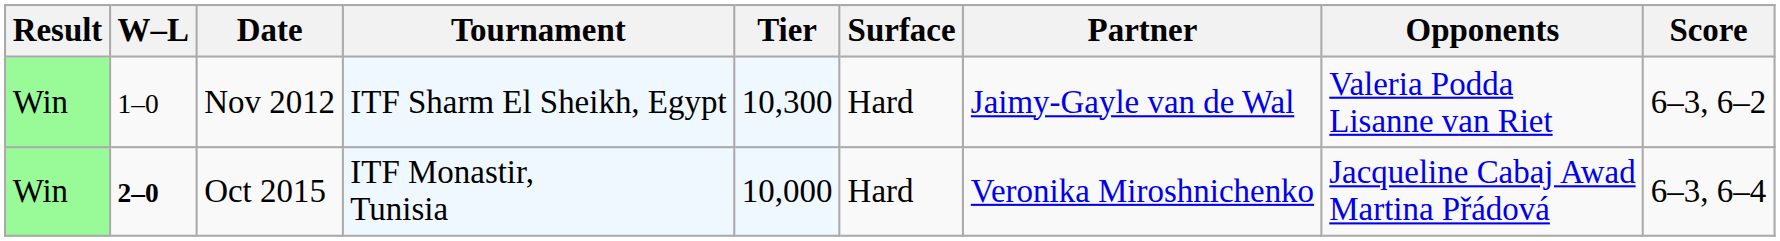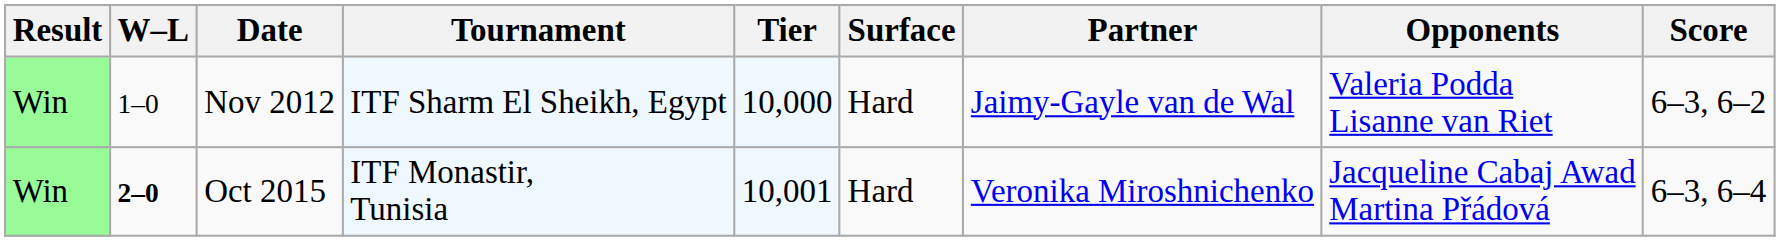(787, 101) 10,300 -> (787, 101) 10,000
(787, 190) 10,000 -> (787, 190) 10,001
